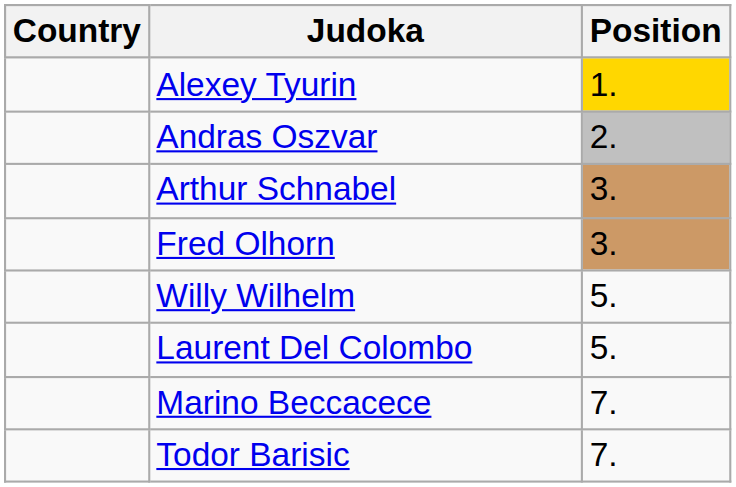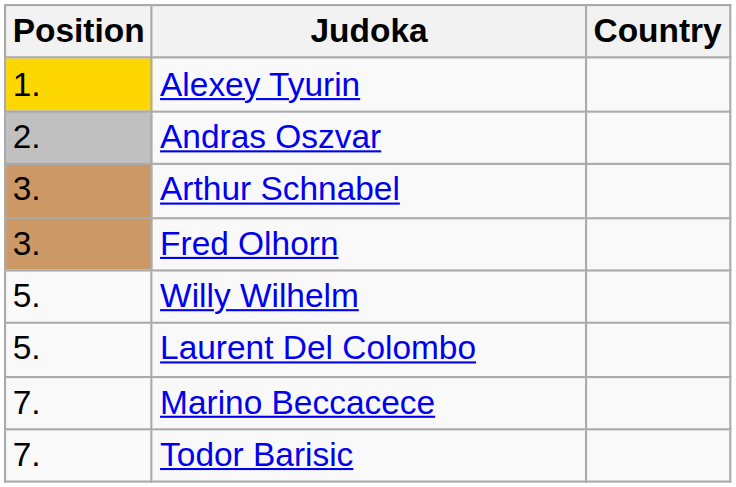columns swapped: (656, 31) <-> (77, 31)
